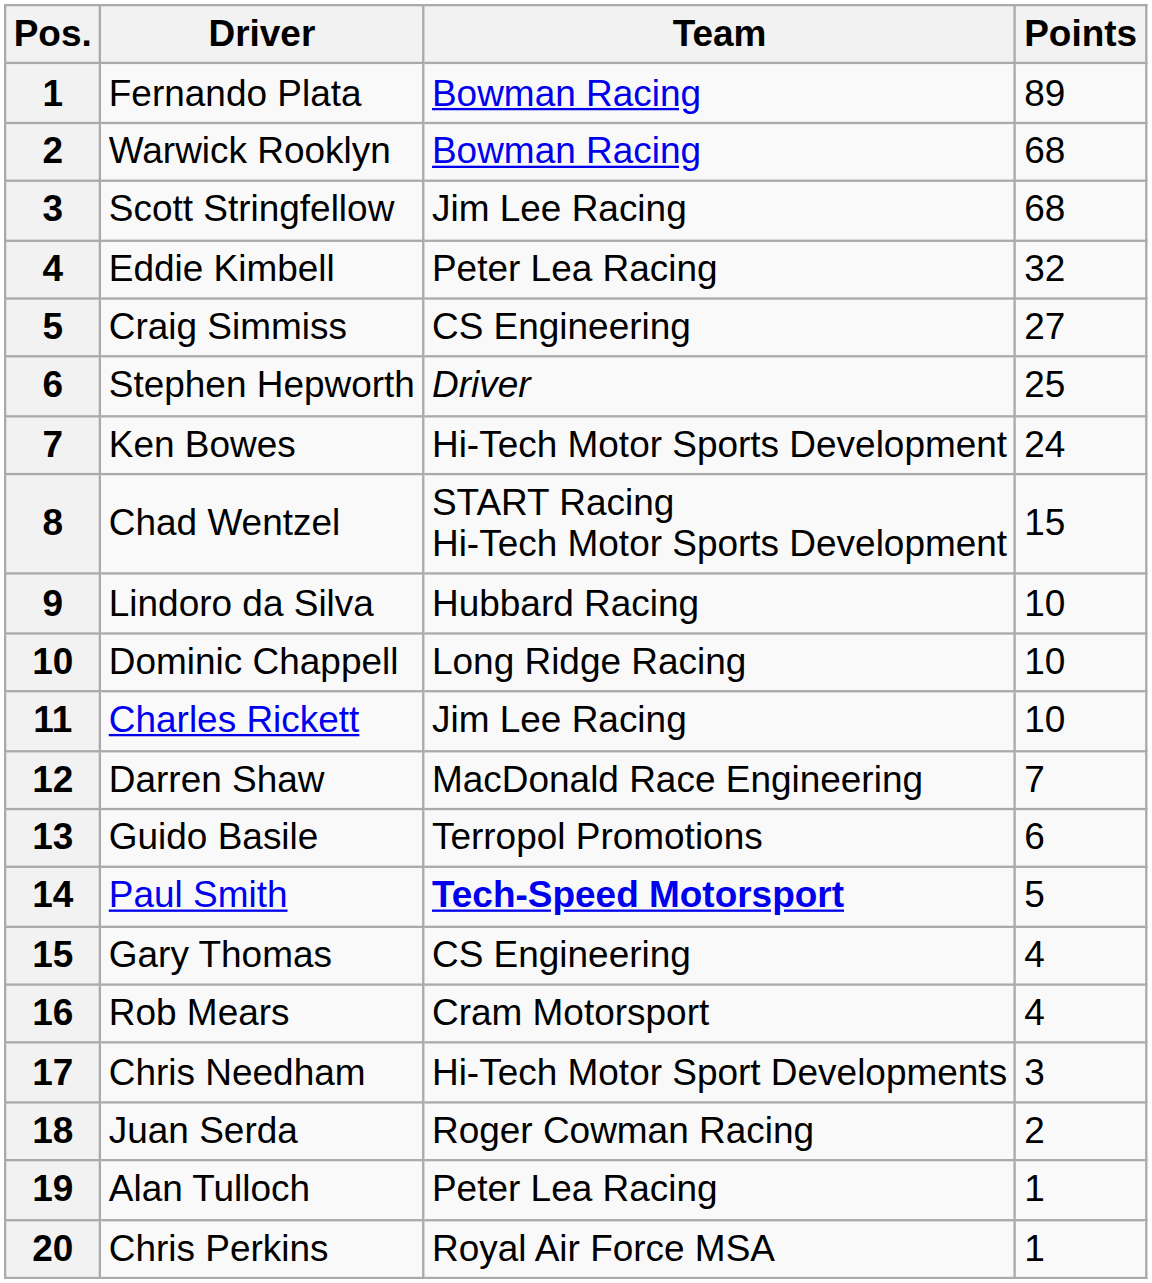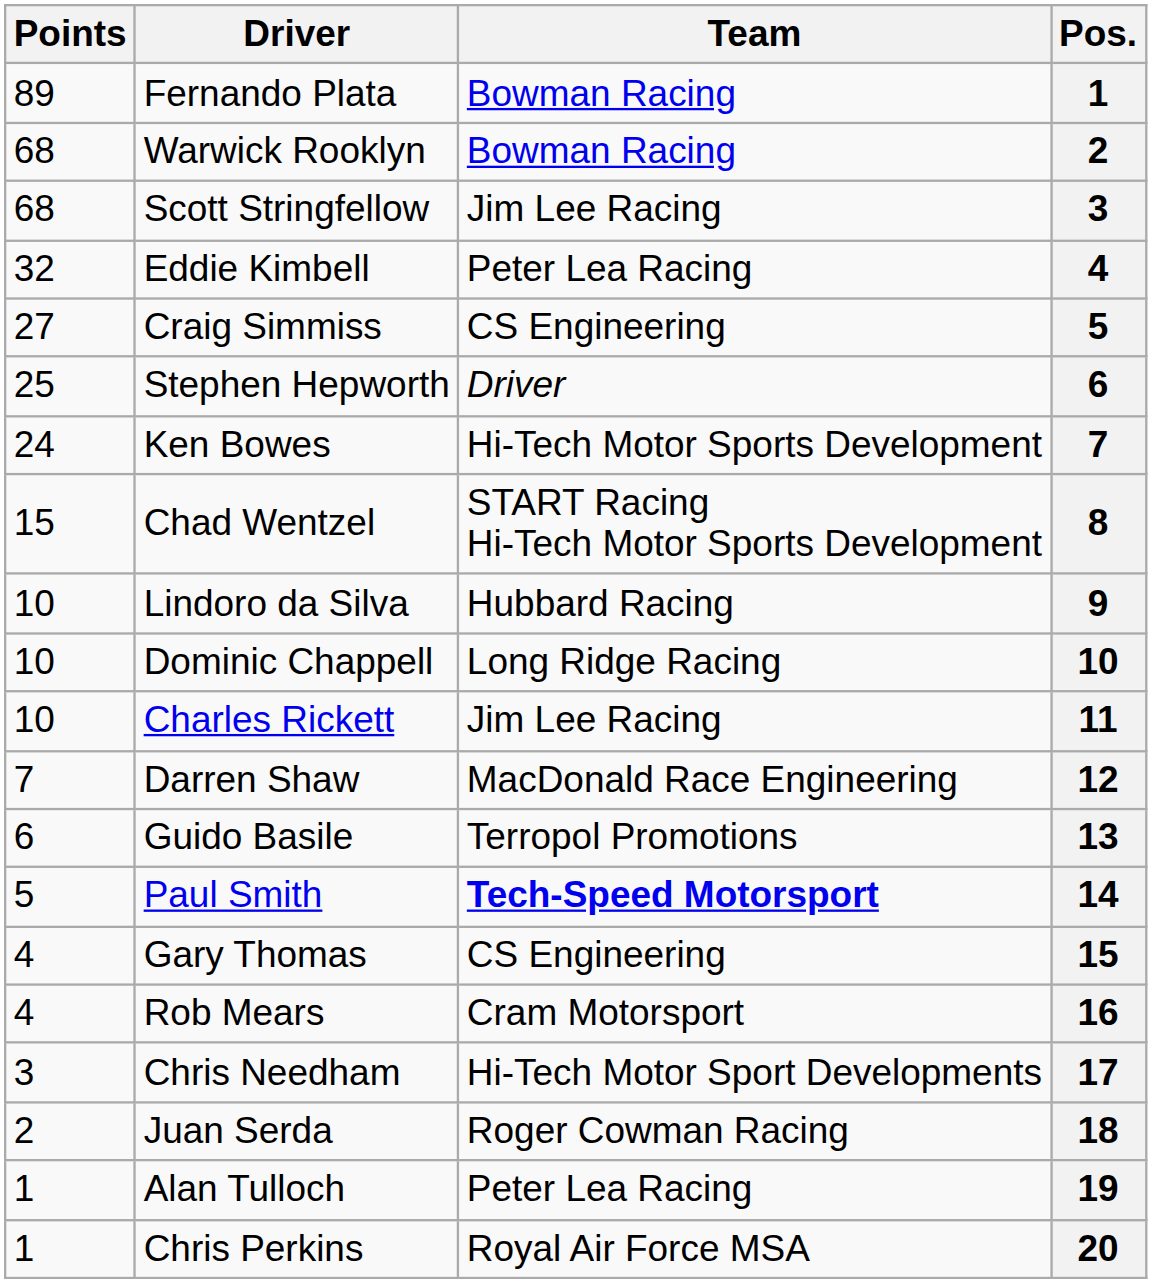columns swapped: (53, 33) <-> (1081, 33)
